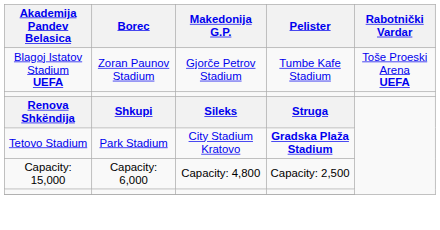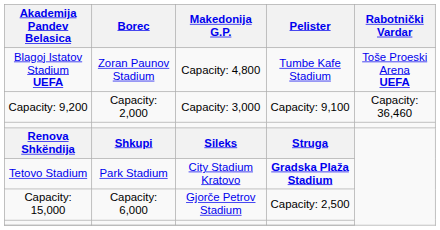(221, 69) Gjorče Petrov Stadium -> (221, 69) Capacity: 4,800
+ row: (48, 107)
(221, 173) Capacity: 4,800 -> (221, 204) Gjorče Petrov Stadium
